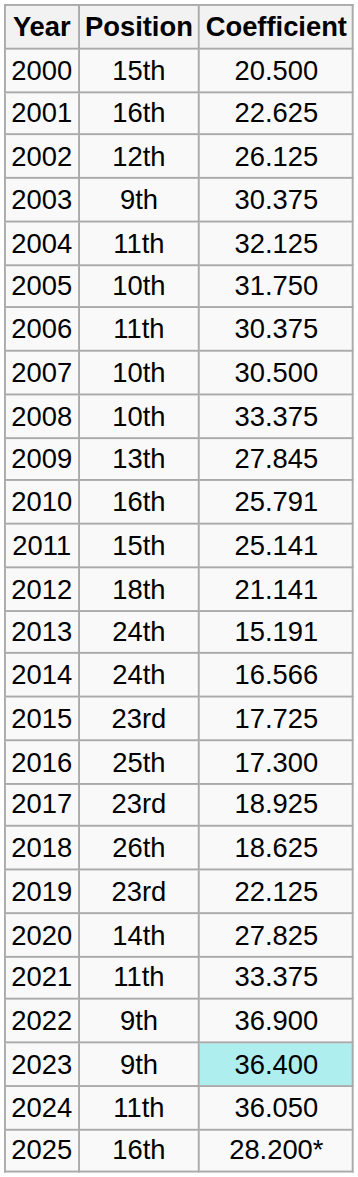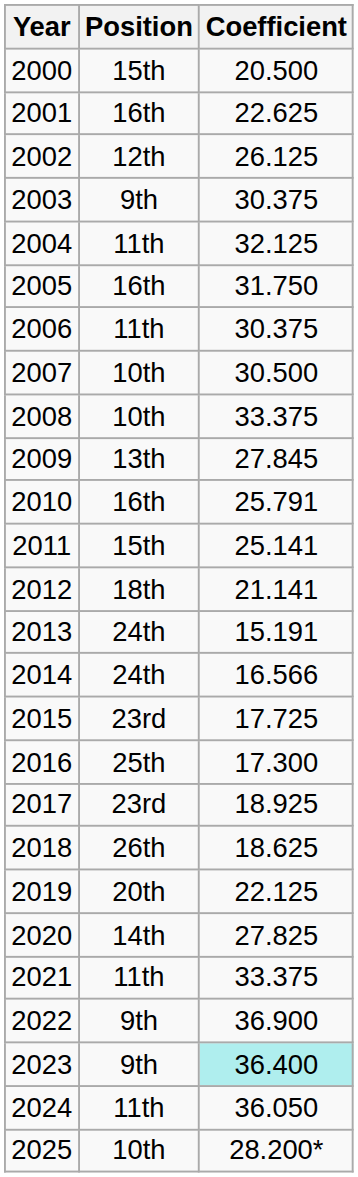(139, 286) 10th -> (139, 286) 16th
(139, 891) 23rd -> (139, 891) 20th
(139, 1151) 16th -> (139, 1151) 10th
